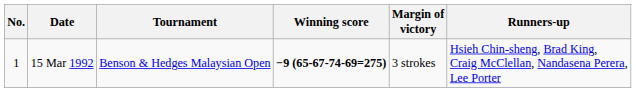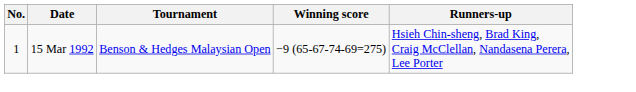- column: (418, 21)
(331, 63) bold -> (331, 49) normal
